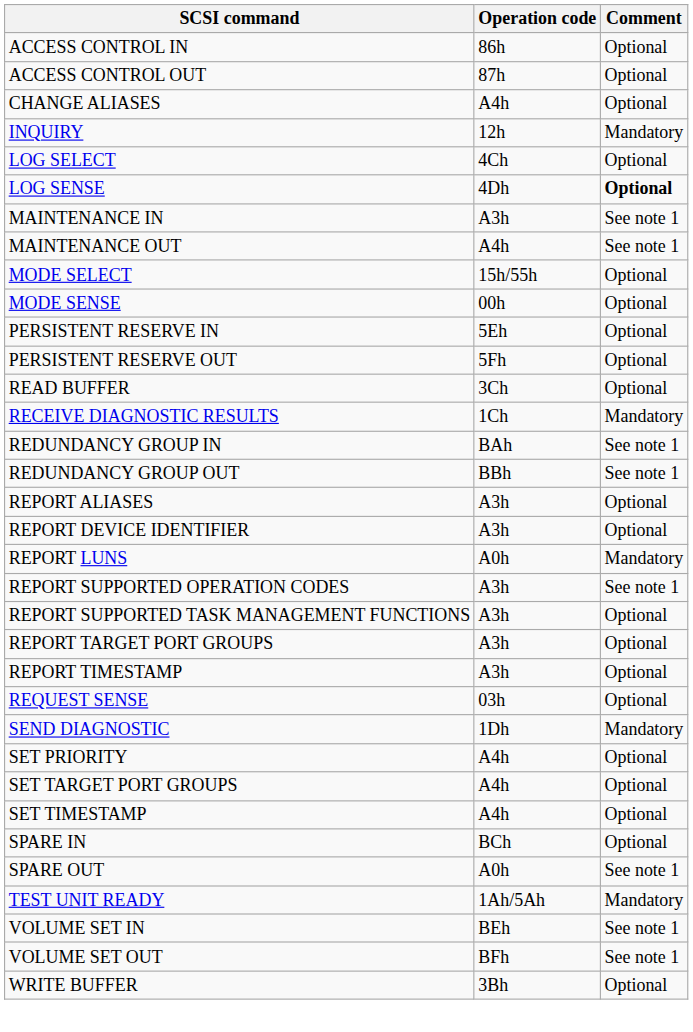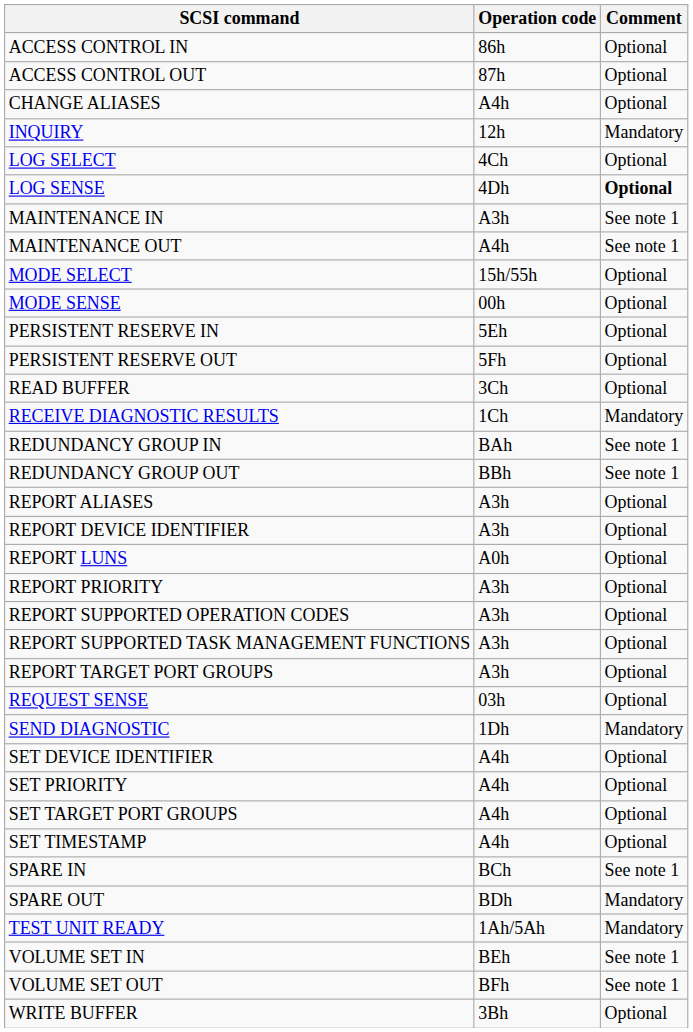(644, 558) Mandatory -> (636, 558) Optional
+ row: (86, 587)
(642, 587) See note 1 -> (636, 615) Optional
- row: (95, 672)
+ row: (111, 757)
(636, 842) Optional -> (642, 871) See note 1
(494, 871) A0h -> (495, 899) BDh
(642, 871) See note 1 -> (644, 899) Mandatory
